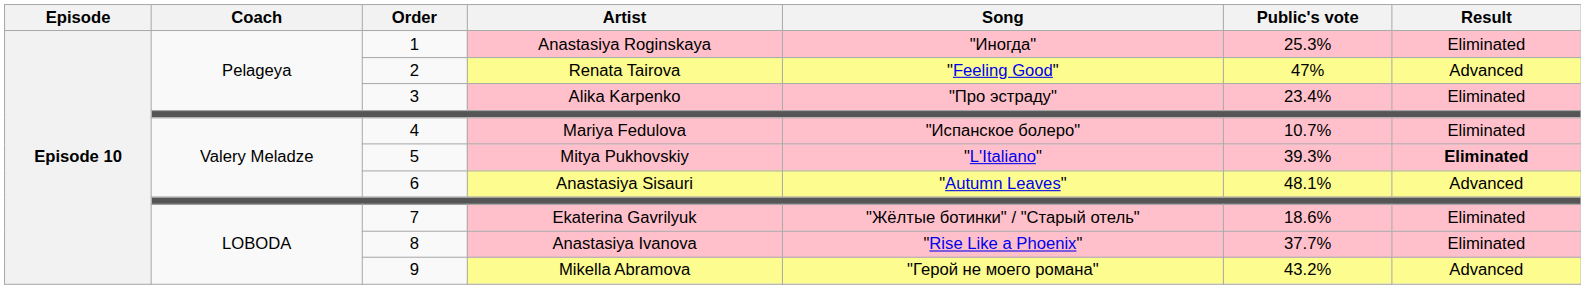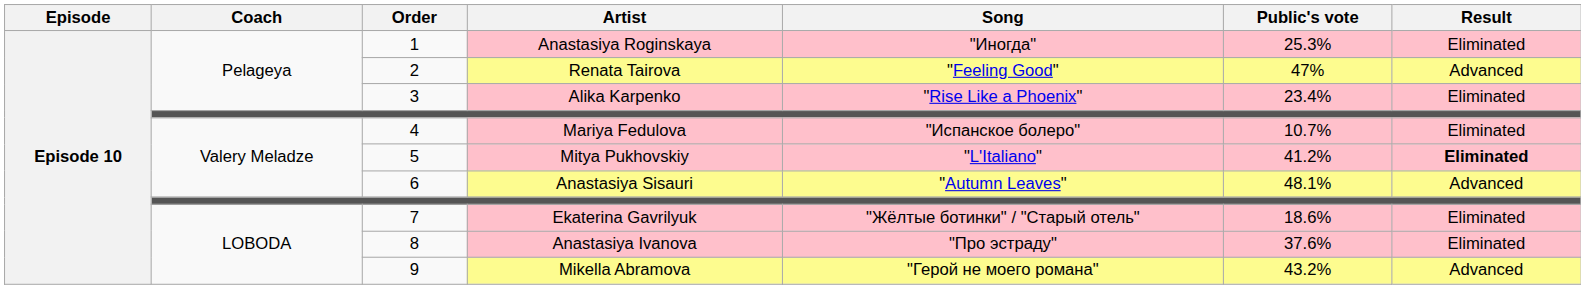(1003, 96) "Про эстраду" -> (1003, 96) "Rise Like a Phoenix"
(1308, 157) 39.3% -> (1308, 157) 41.2%
(1003, 244) "Rise Like a Phoenix" -> (1003, 244) "Про эстраду"
(1308, 244) 37.7% -> (1308, 244) 37.6%
